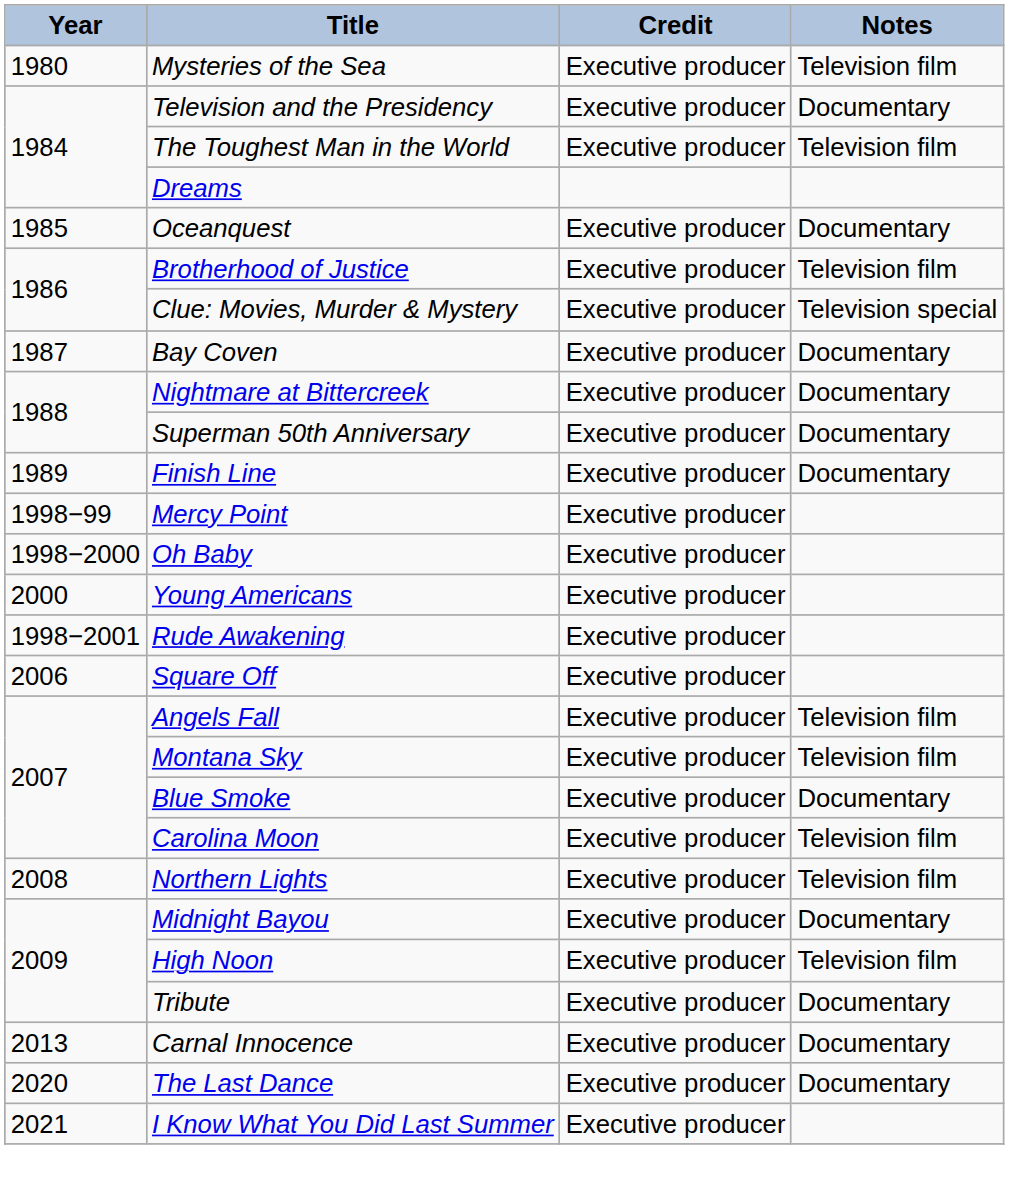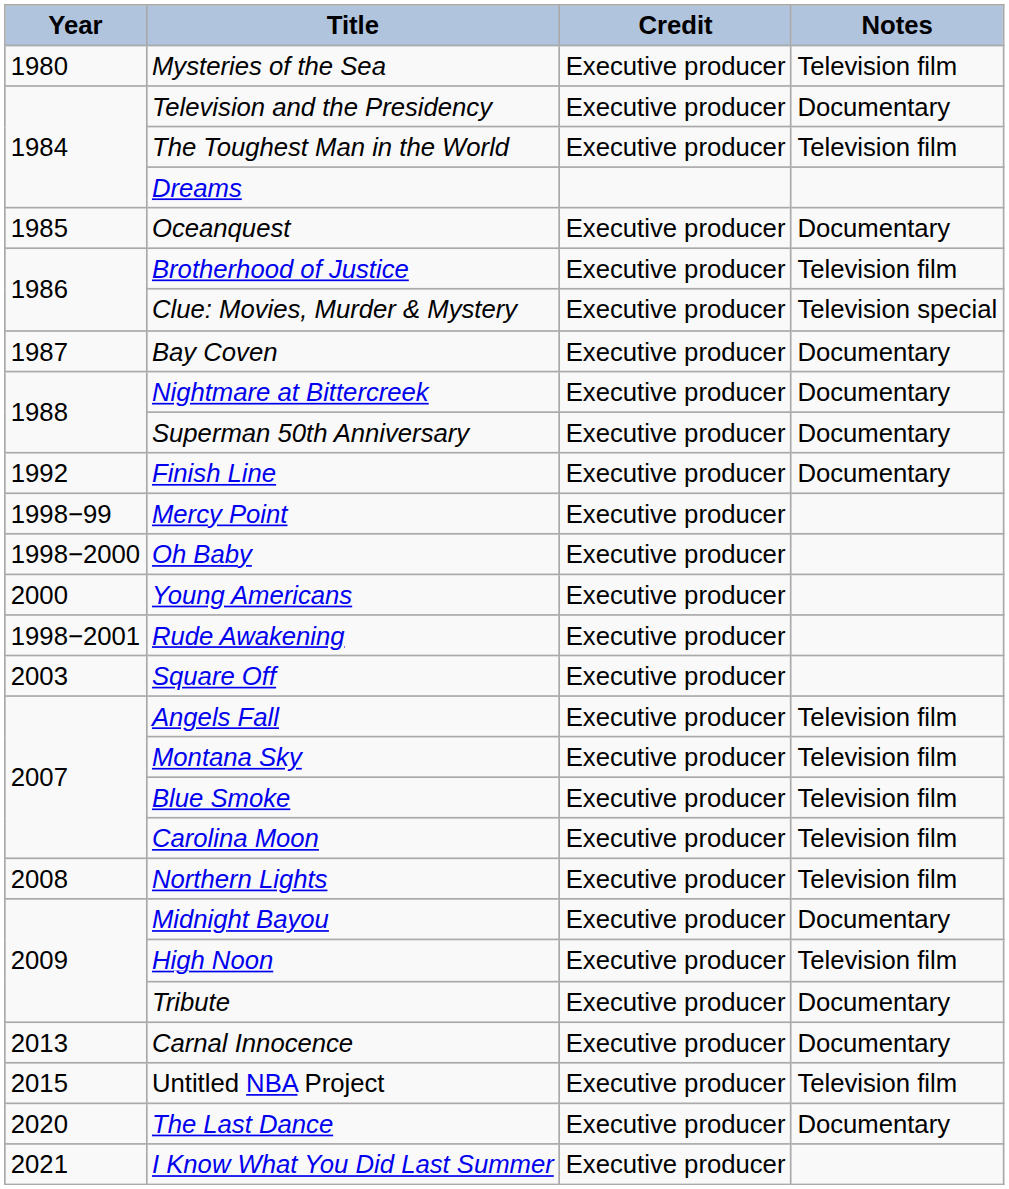(39, 473) 1989 -> (39, 473) 1992
(39, 676) 2006 -> (39, 676) 2003
(874, 798) Documentary -> (877, 798) Television film
+ row: (268, 1083)
